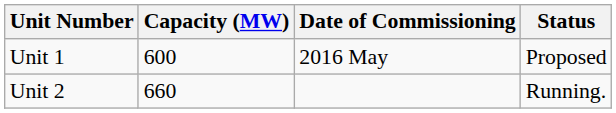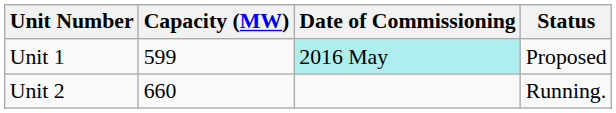(160, 56) 600 -> (160, 56) 599
(344, 56) no background -> (344, 56) paleturquoise background
